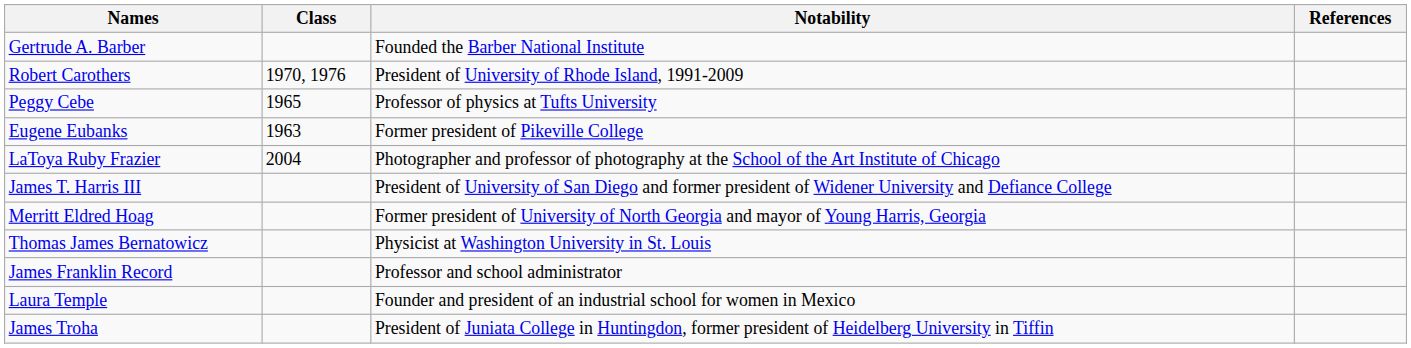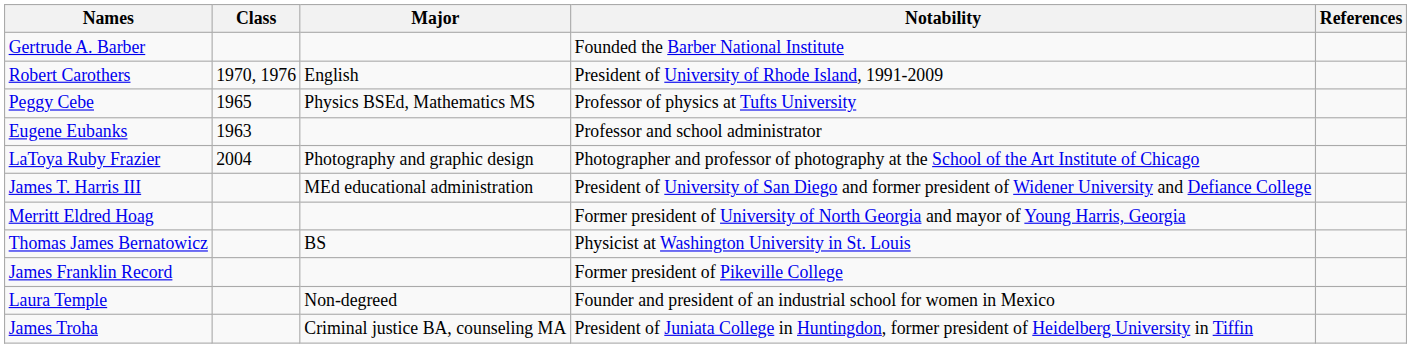+ column: (435, 18)
(509, 131) Former president of Pikeville College -> (698, 131) Professor and school administrator
(498, 272) Professor and school administrator -> (709, 272) Former president of Pikeville College
